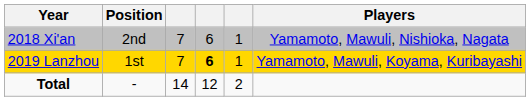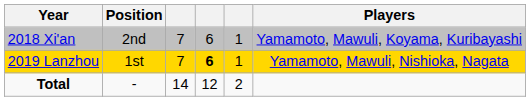(389, 38) Yamamoto, Mawuli, Nishioka, Nagata -> (389, 38) Yamamoto, Mawuli, Koyama, Kuribayashi
(389, 61) Yamamoto, Mawuli, Koyama, Kuribayashi -> (389, 61) Yamamoto, Mawuli, Nishioka, Nagata
